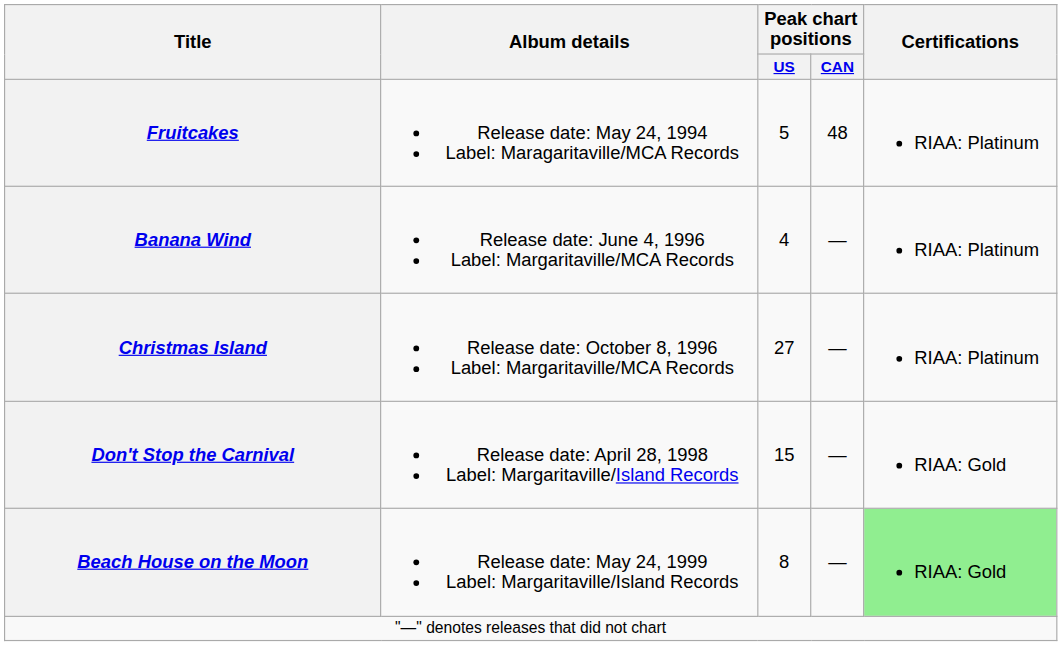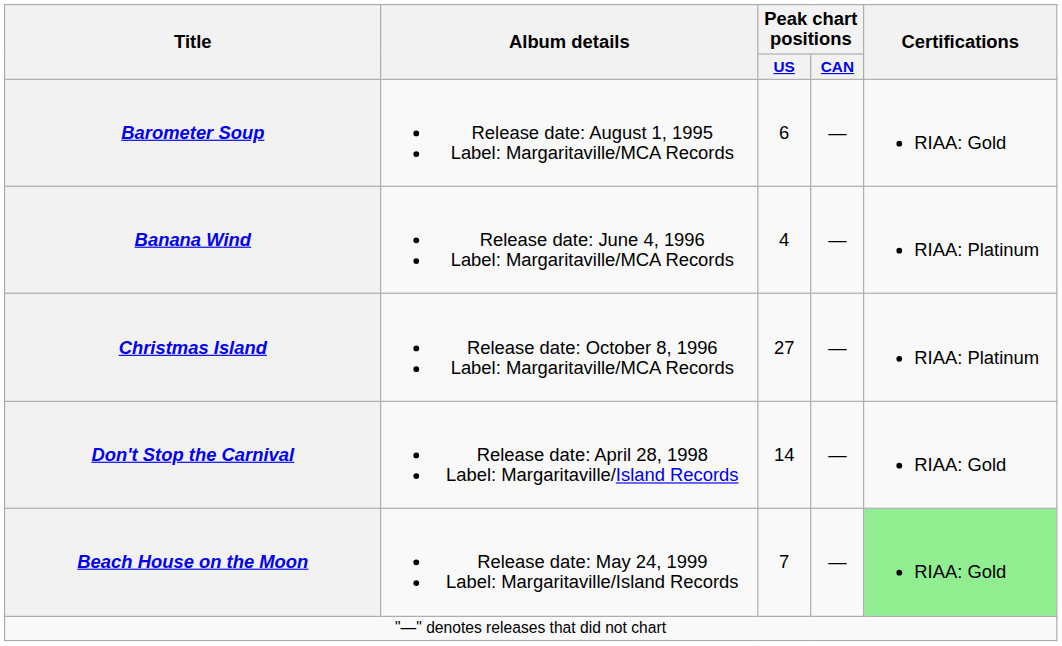- row: (193, 132)
+ row: (193, 132)
(784, 454) 15 -> (784, 454) 14
(784, 562) 8 -> (784, 562) 7
